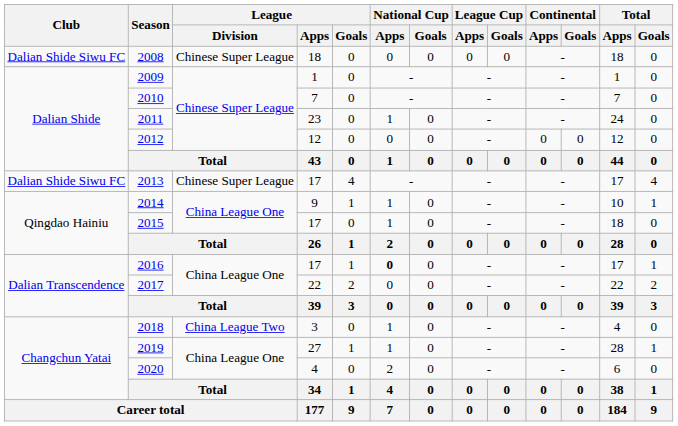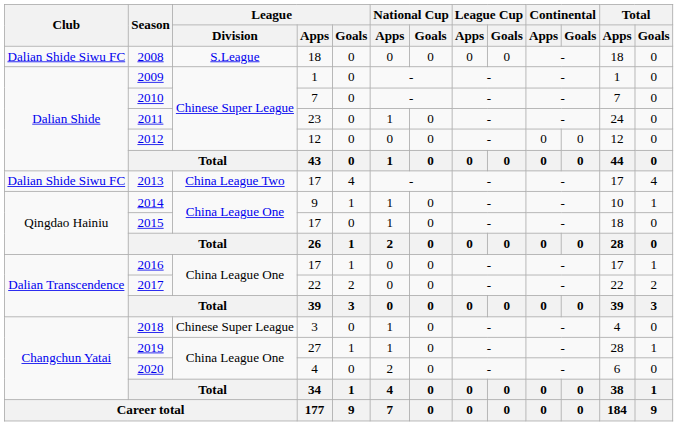(235, 56) Chinese Super League -> (235, 56) S.League
(235, 181) Chinese Super League -> (235, 181) China League Two
(390, 264) bold -> (390, 264) normal
(235, 327) China League Two -> (235, 327) Chinese Super League
